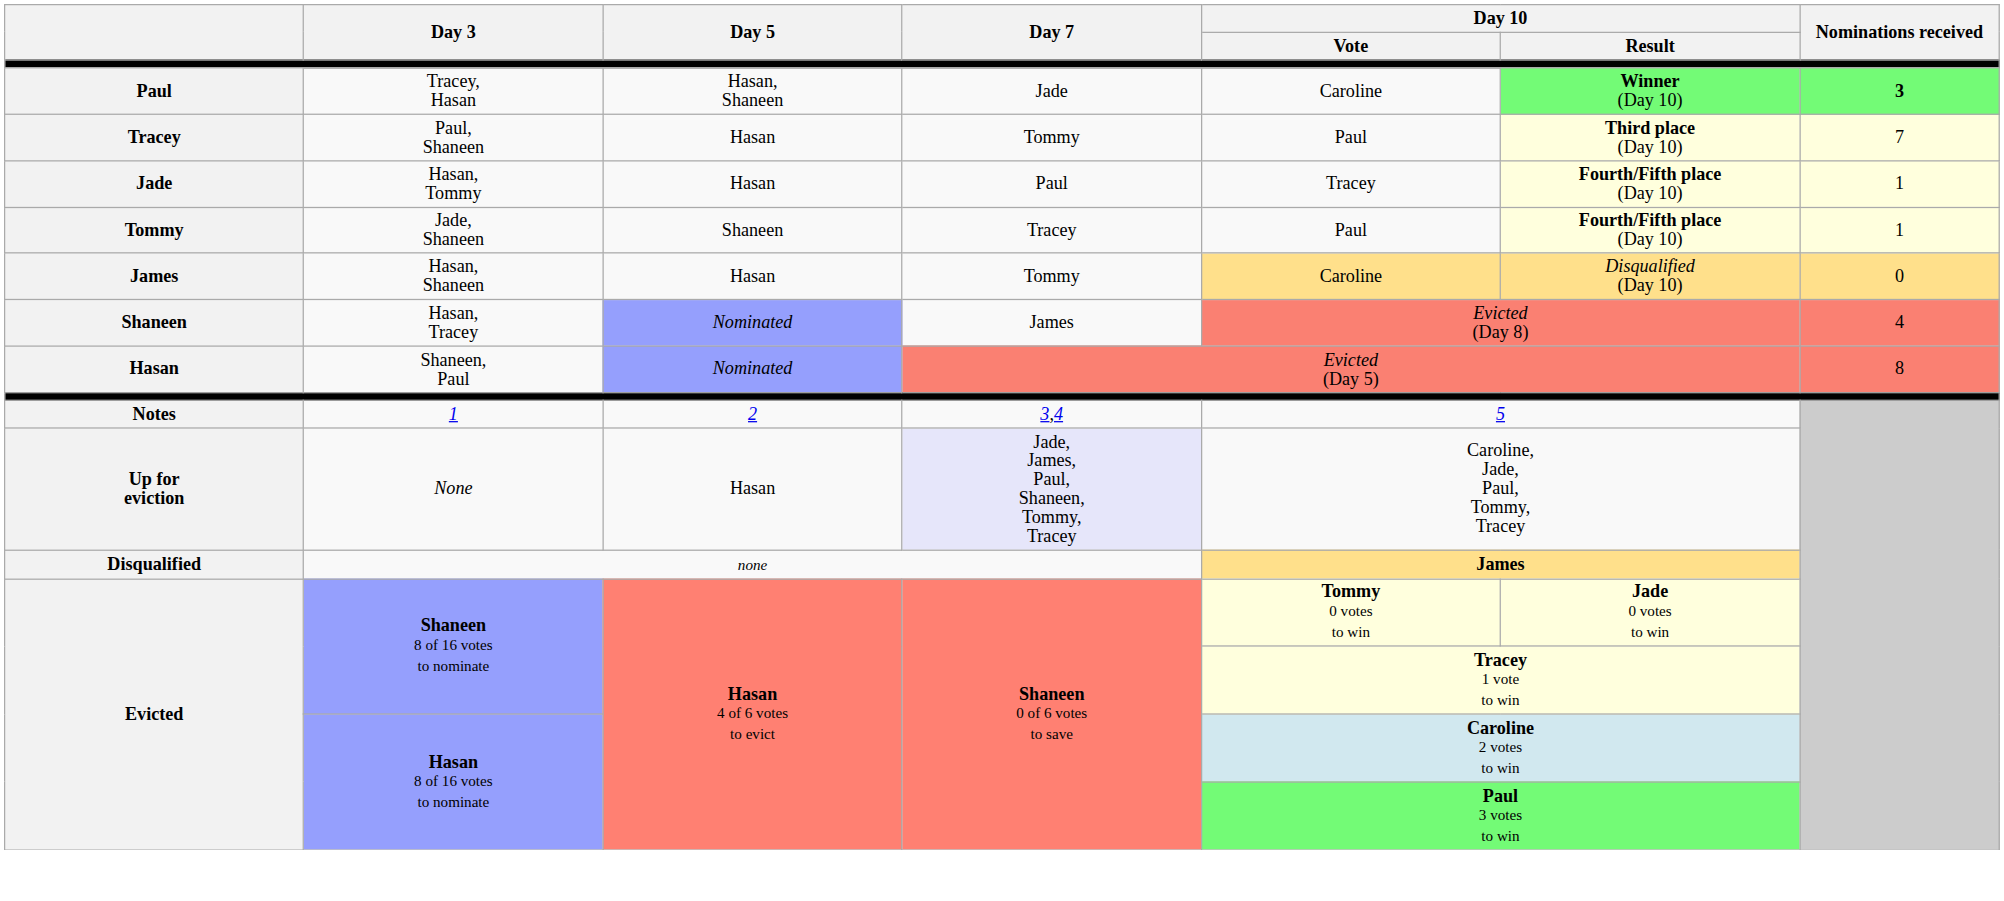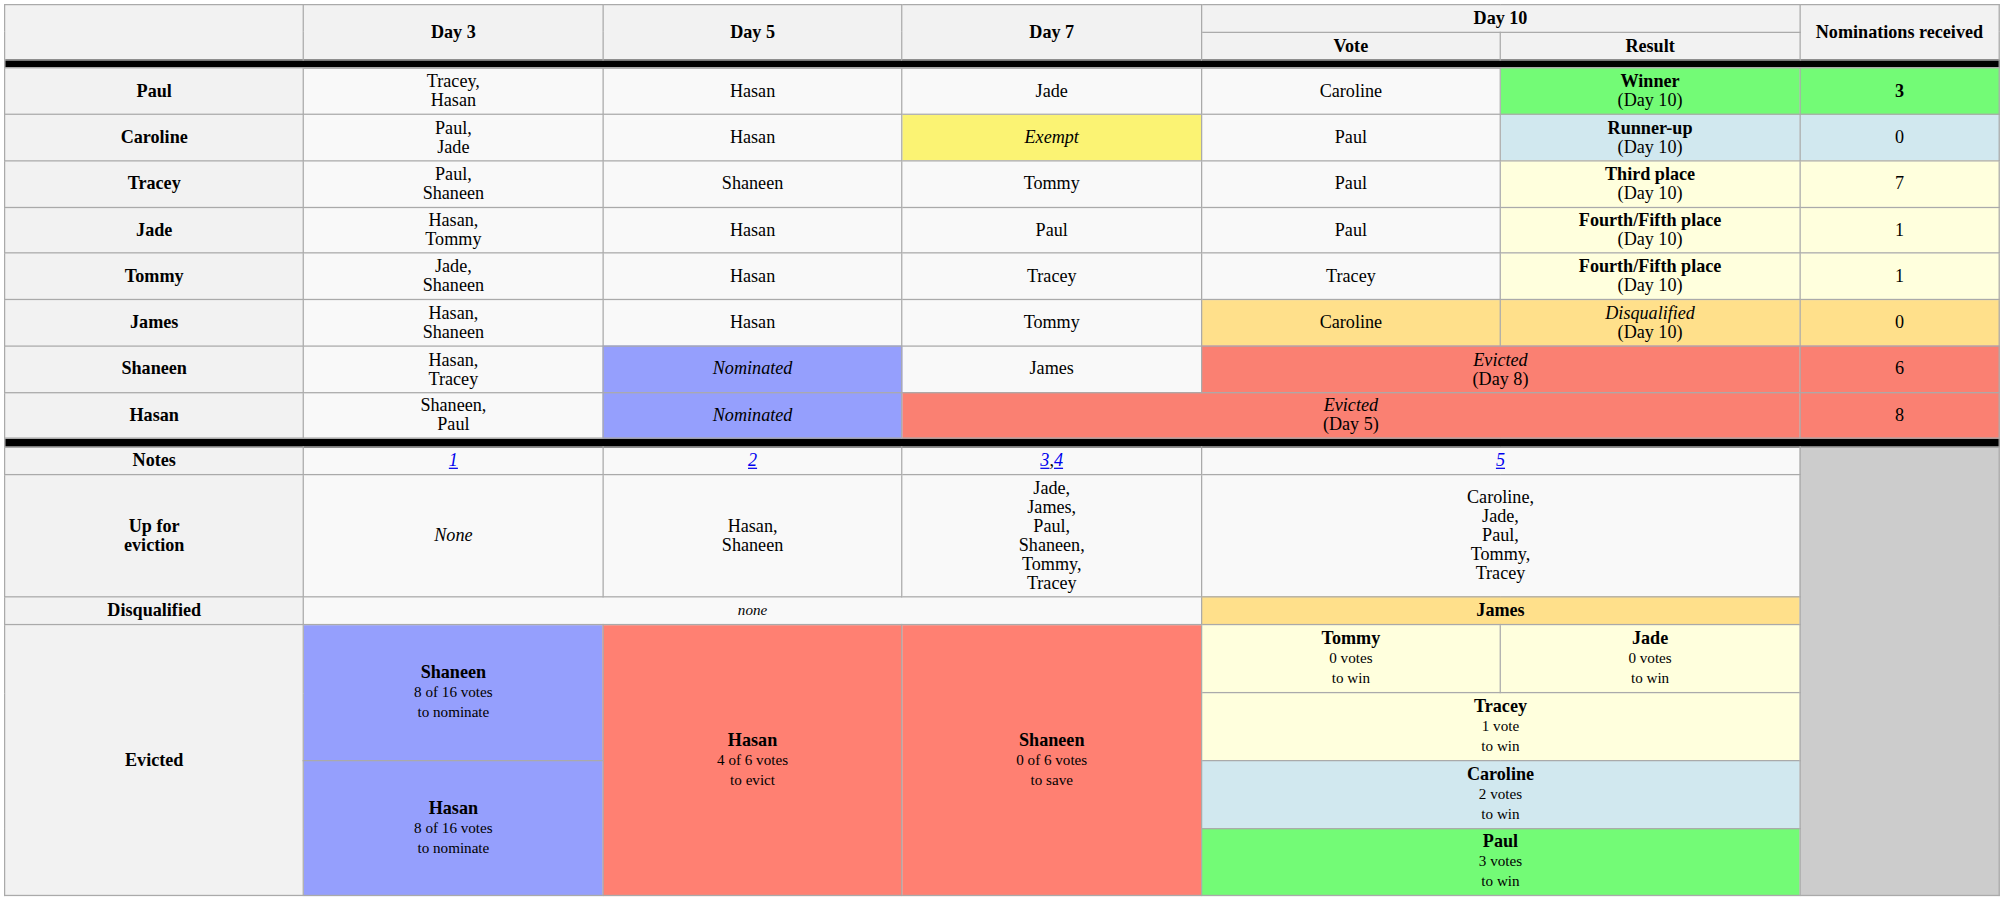(753, 91) Hasan, Shaneen -> (753, 91) Hasan
+ row: (154, 137)
(753, 137) Hasan -> (753, 183) Shaneen
(1351, 183) Tracey -> (1351, 230) Paul
(753, 230) Shaneen -> (753, 276) Hasan
(1351, 230) Paul -> (1351, 276) Tracey
(1899, 322) 4 -> (1899, 369) 6
(753, 489) Hasan -> (753, 535) Hasan, Shaneen
(1052, 489) lavender background -> (1052, 535) no background
